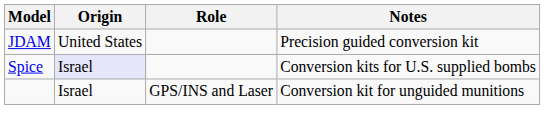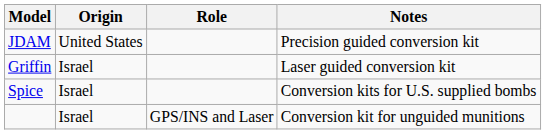+ row: (30, 66)
(75, 66) lavender background -> (76, 91) no background
